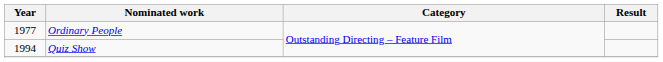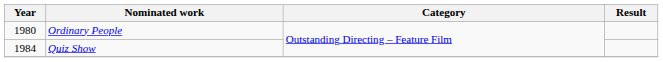(25, 30) 1977 -> (25, 30) 1980
(25, 48) 1994 -> (25, 48) 1984
